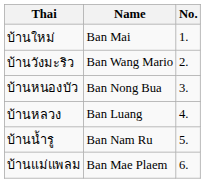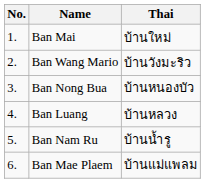columns swapped: (188, 14) <-> (44, 14)
